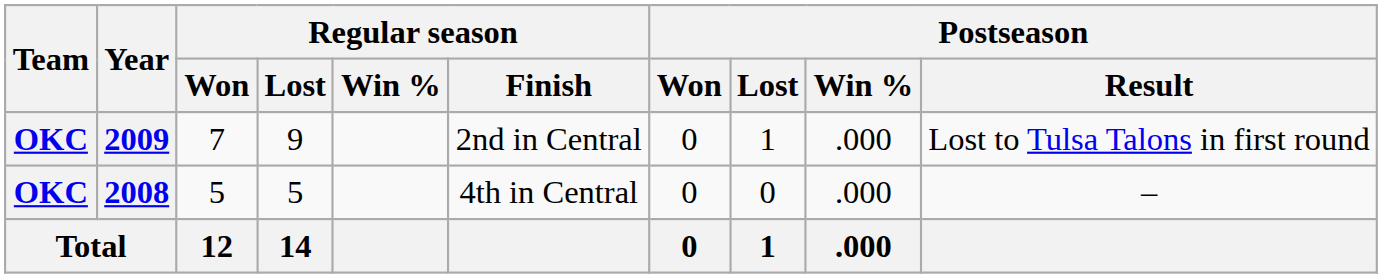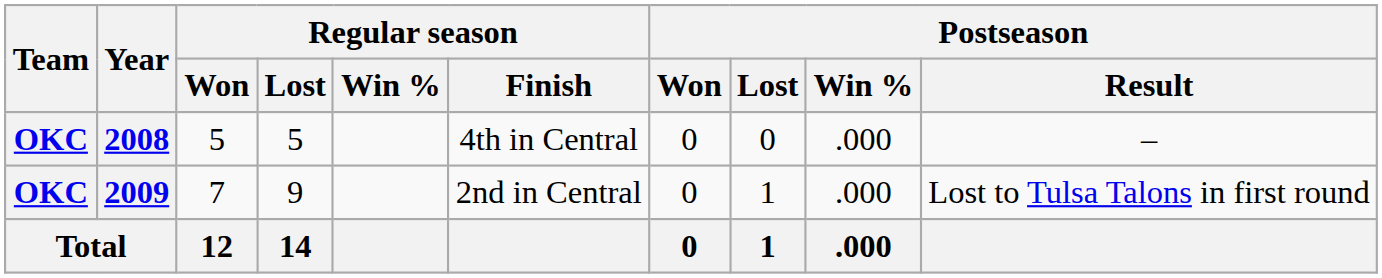rows swapped: (137, 192) <-> (137, 138)
